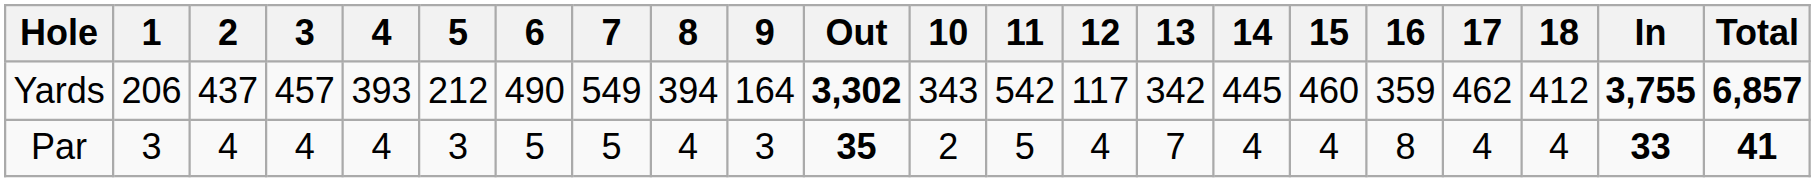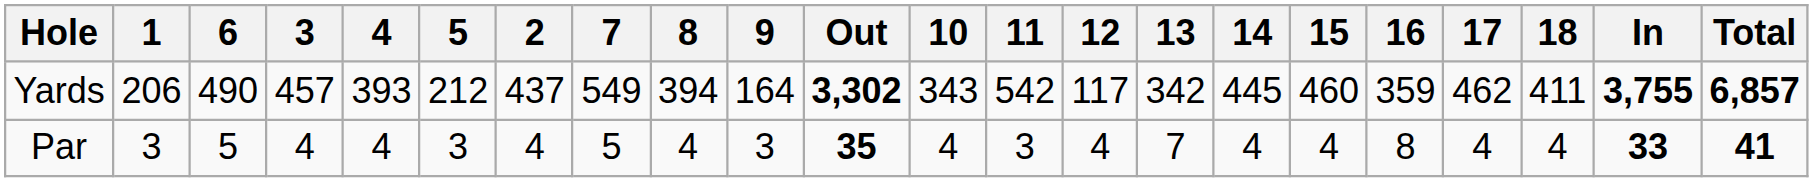columns swapped: (228, 33) <-> (535, 33)
(1559, 90) 412 -> (1558, 90) 411
(948, 147) 2 -> (948, 147) 4
(1025, 147) 5 -> (1025, 147) 3
